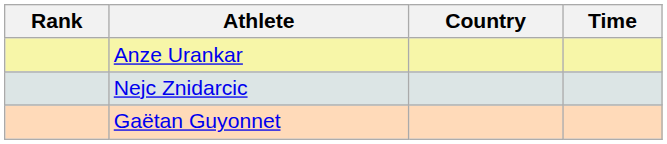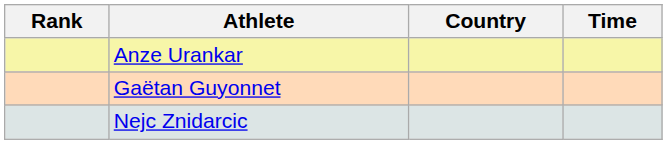rows swapped: (181, 88) <-> (197, 121)
